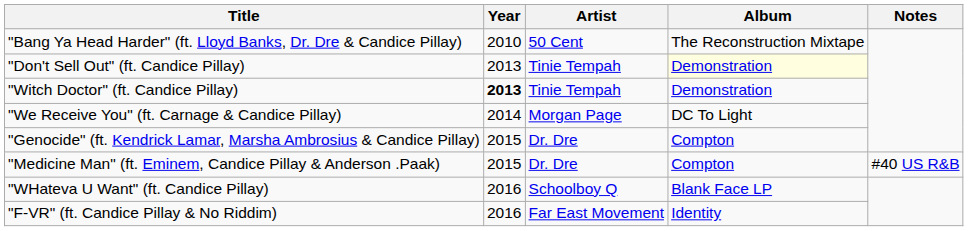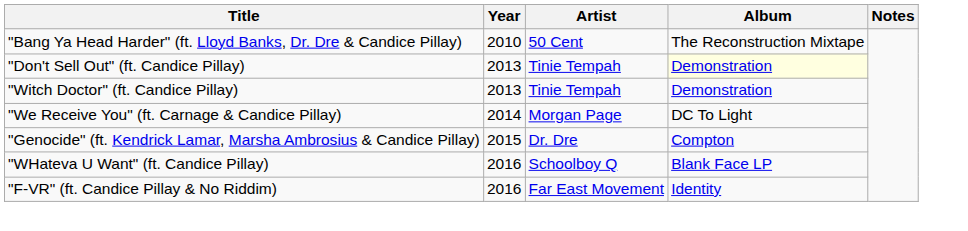(504, 90) bold -> (504, 90) normal
- row: (224, 164)
